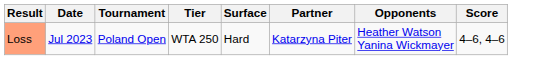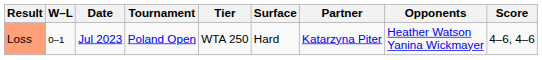+ column: (60, 13)
